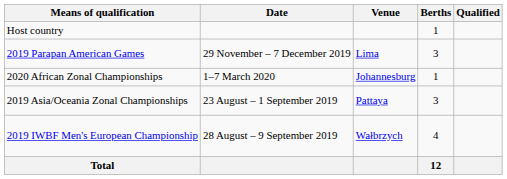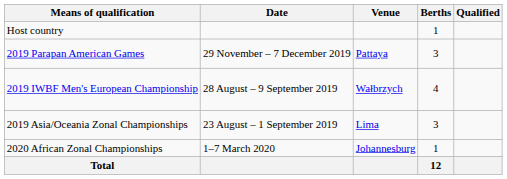(367, 53) Lima -> (372, 53) Pattaya
rows swapped: (102, 136) <-> (85, 77)
(372, 100) Pattaya -> (367, 124) Lima
